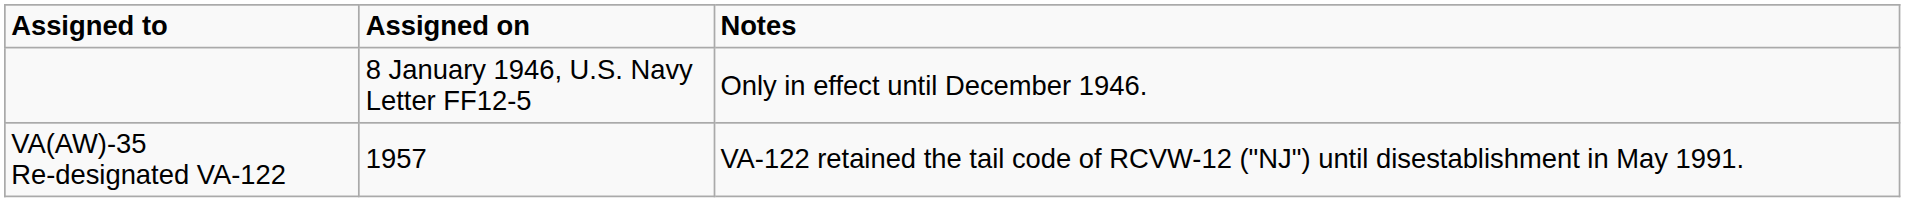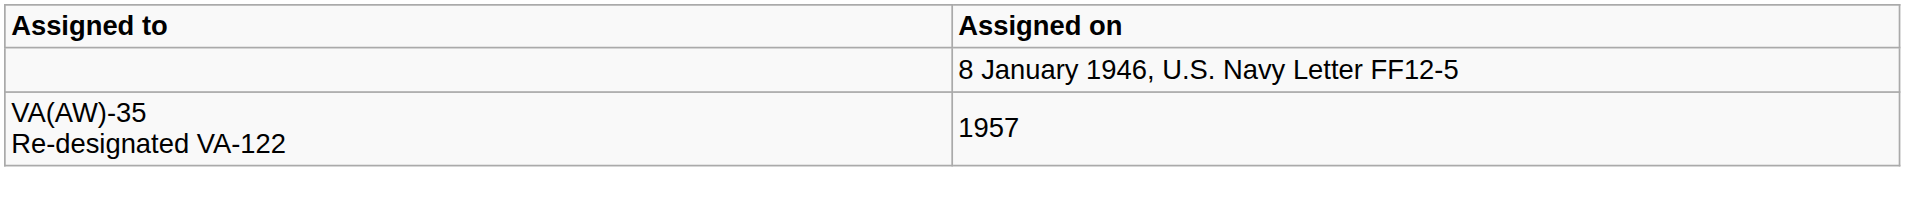- column: (758, 26)
